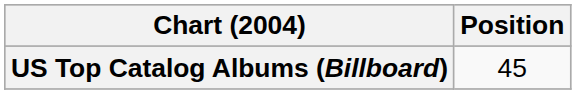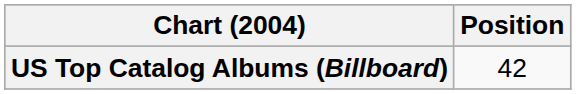(512, 67) 45 -> (512, 67) 42
